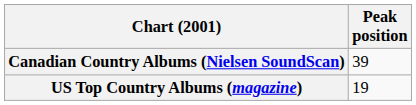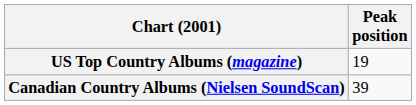rows swapped: (177, 61) <-> (176, 87)
